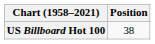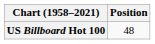(129, 30) 38 -> (129, 30) 48
